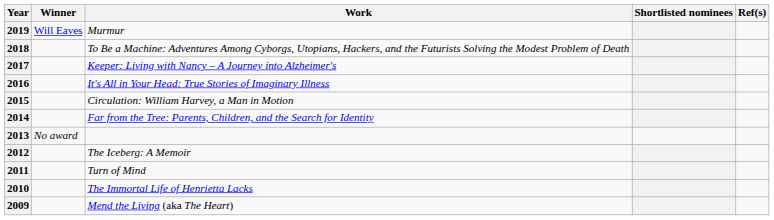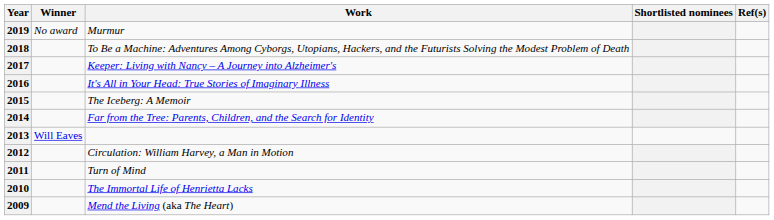(58, 30) Will Eaves -> (56, 30) No award
(190, 100) Circulation: William Harvey, a Man in Motion -> (139, 100) The Iceberg: A Memoir
(56, 135) No award -> (58, 135) Will Eaves
(139, 153) The Iceberg: A Memoir -> (190, 153) Circulation: William Harvey, a Man in Motion
